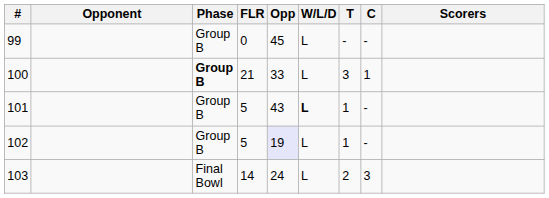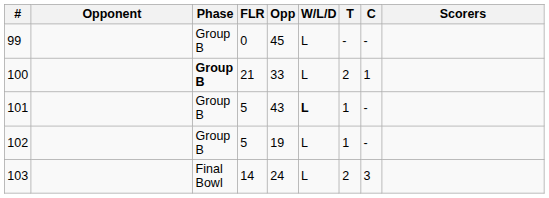(346, 75) 3 -> (346, 75) 2
(277, 142) lavender background -> (277, 142) no background
